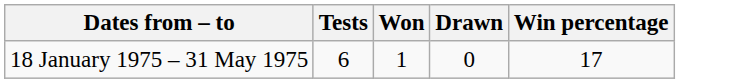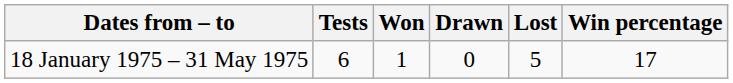+ column: (536, 22)
